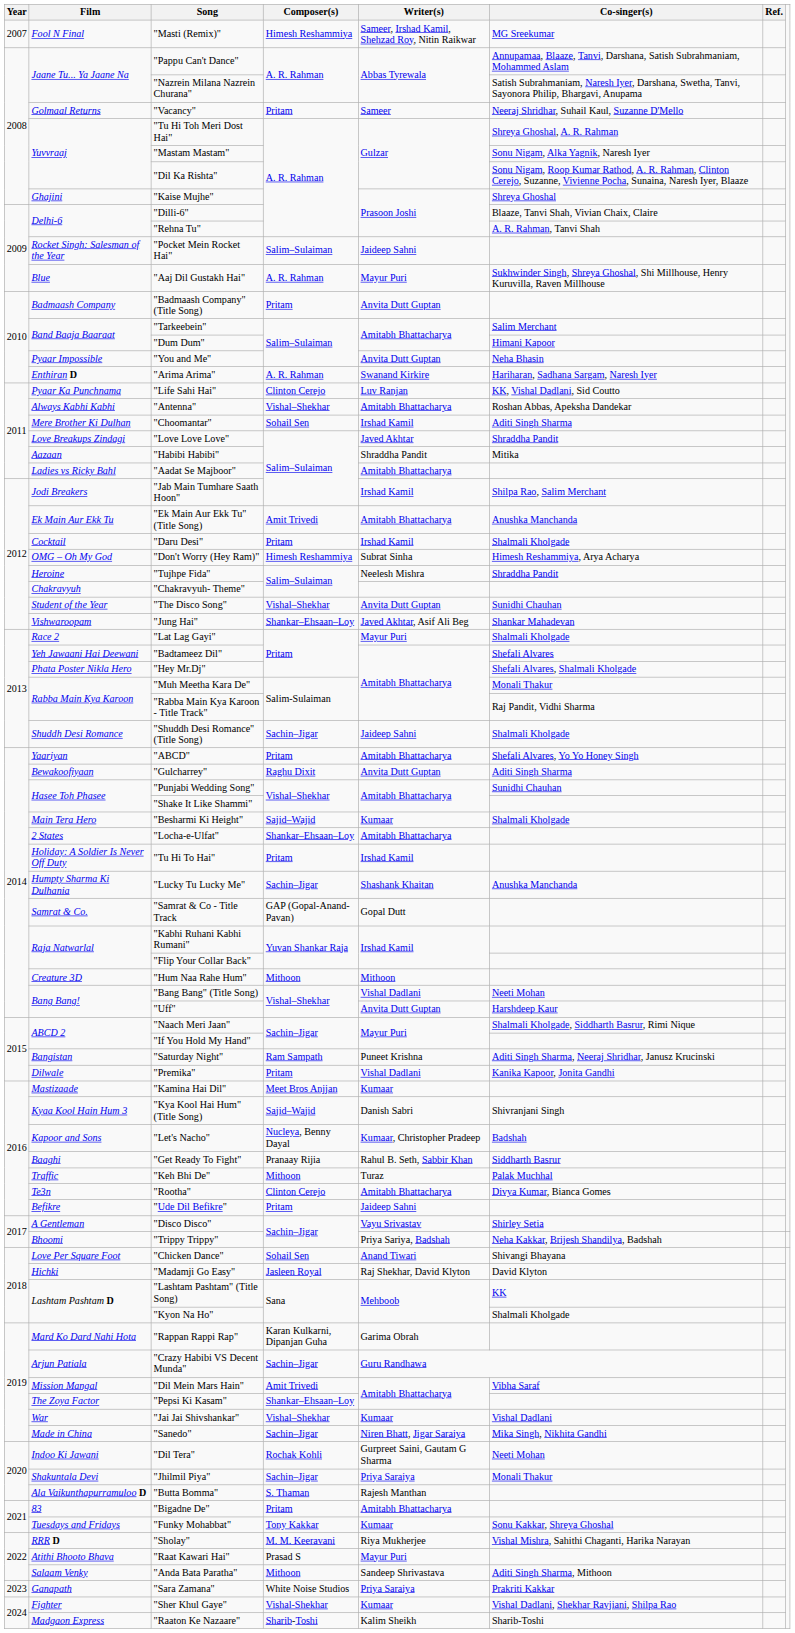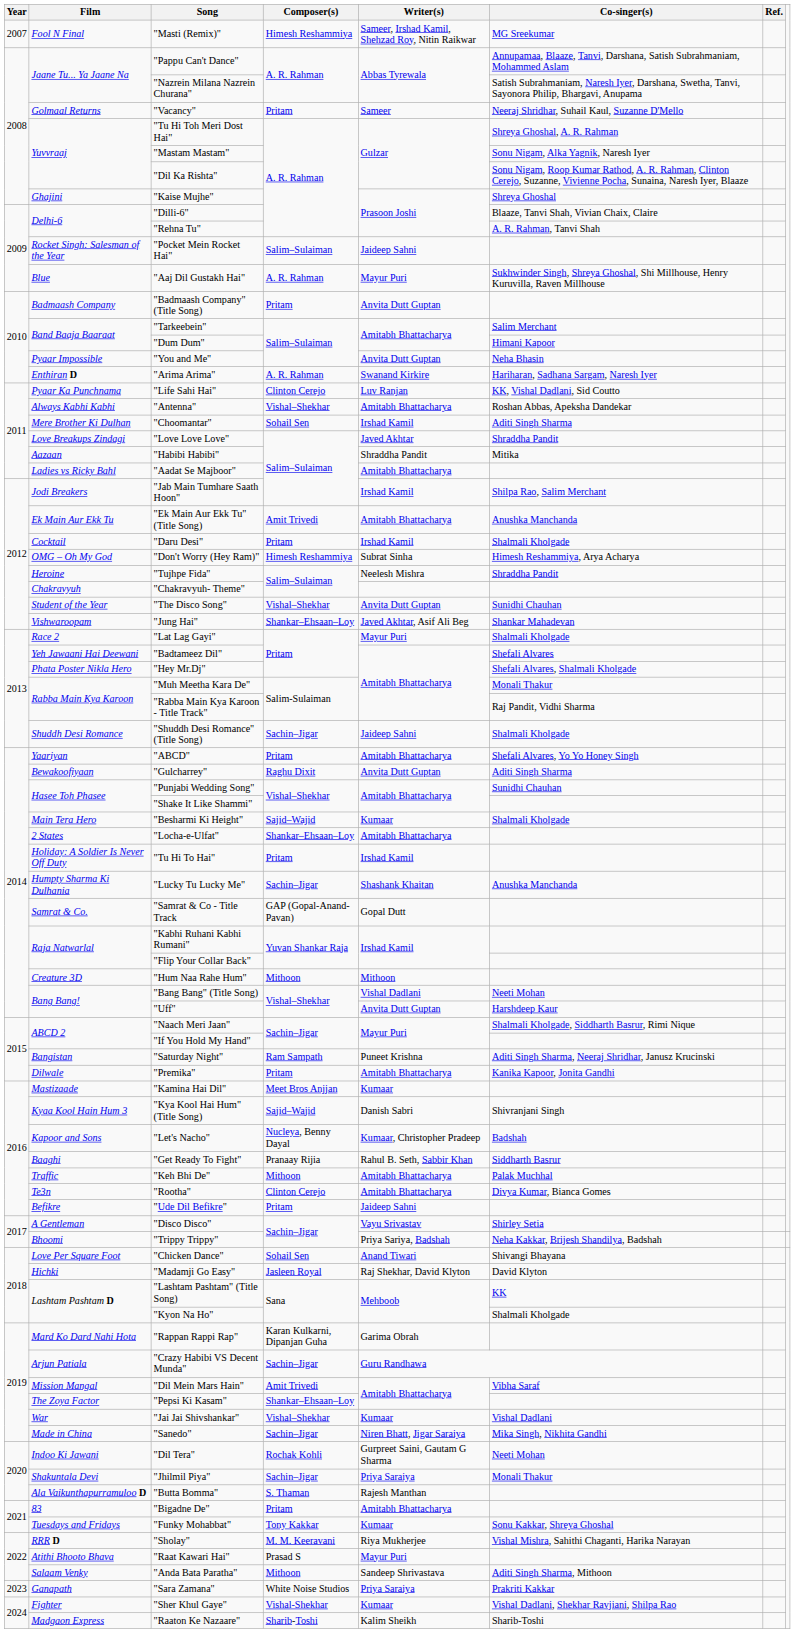(391, 1073) Vishal Dadlani -> (406, 1073) Amitabh Bhattacharya
(372, 1175) Turaz -> (406, 1175) Amitabh Bhattacharya
